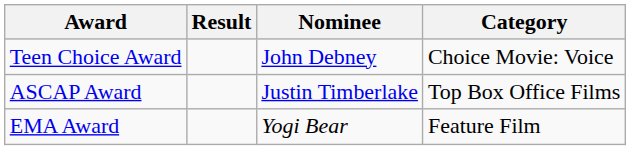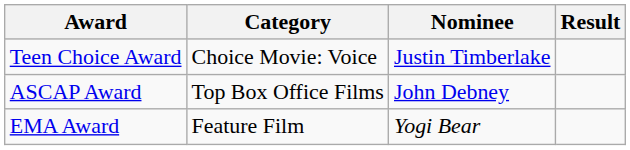columns swapped: (524, 21) <-> (221, 21)
(319, 56) John Debney -> (472, 56) Justin Timberlake
(340, 91) Justin Timberlake -> (452, 91) John Debney
